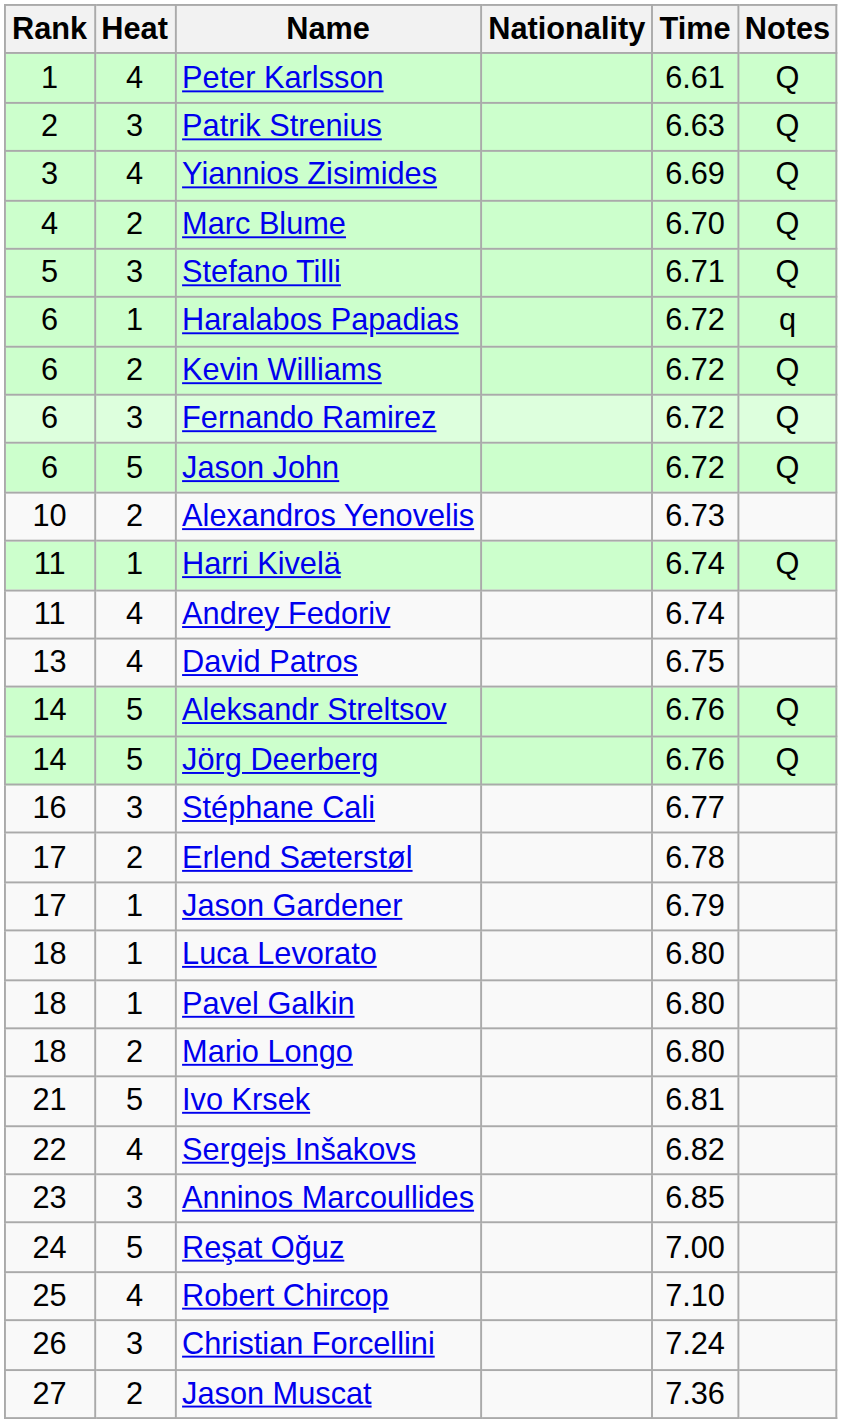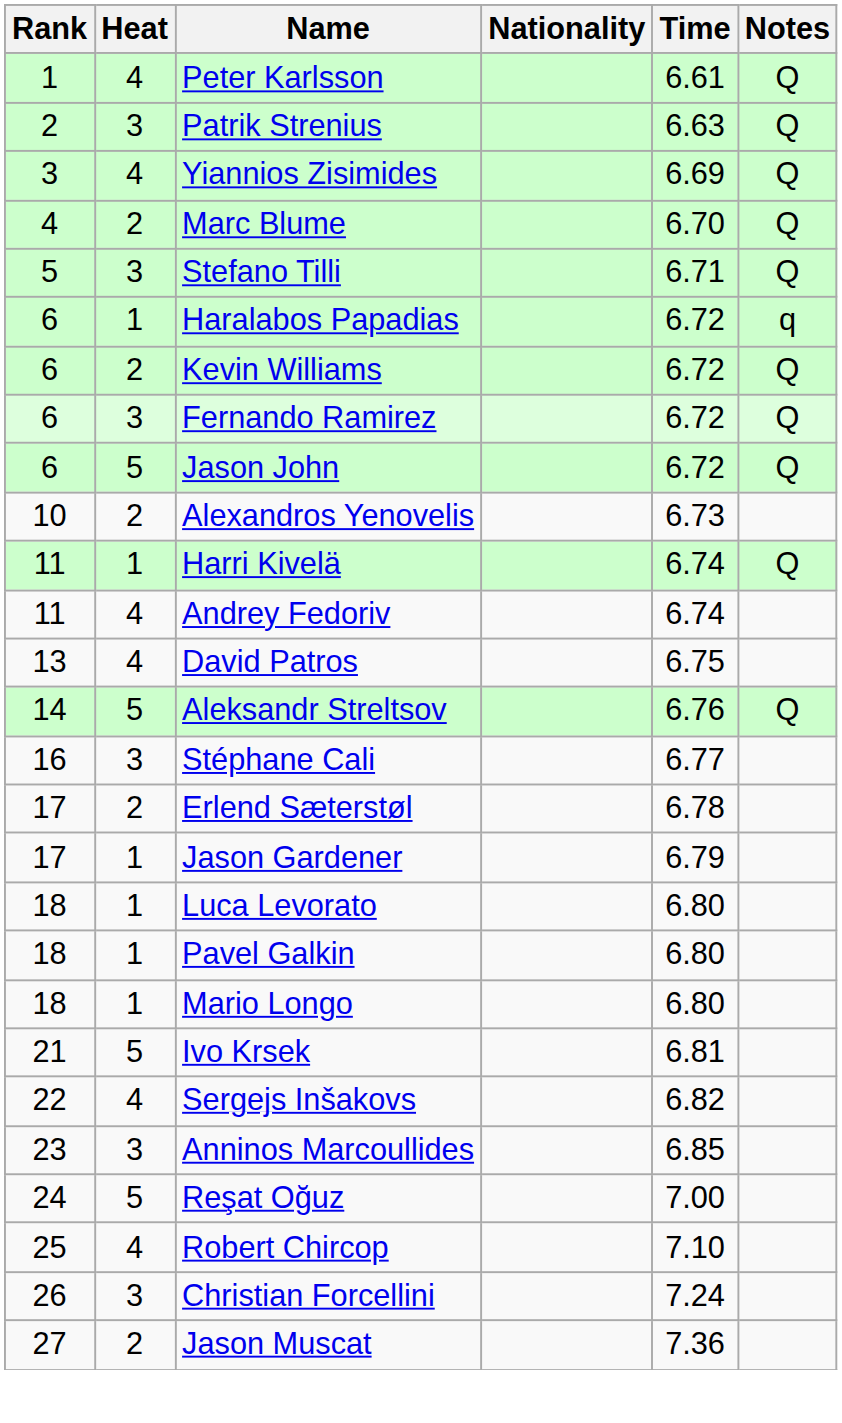- row: (280, 759)
(135, 1051) 2 -> (135, 1003) 1
